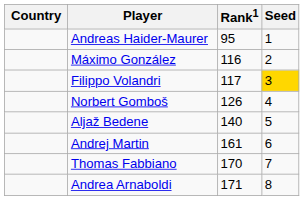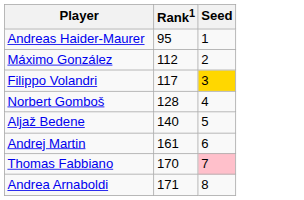- column: (36, 16)
(231, 60) 116 -> (167, 60) 112
(231, 101) 126 -> (168, 101) 128
(268, 164) no background -> (205, 164) pink background
